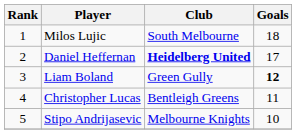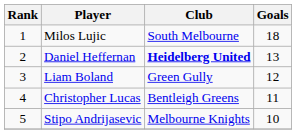(273, 56) 17 -> (273, 56) 13
(273, 77) bold -> (273, 77) normal
